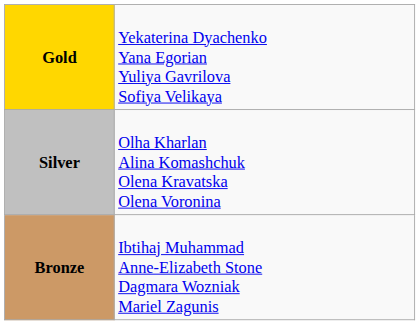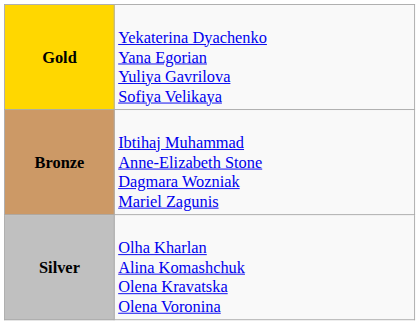rows swapped: (59, 161) <-> (59, 266)
